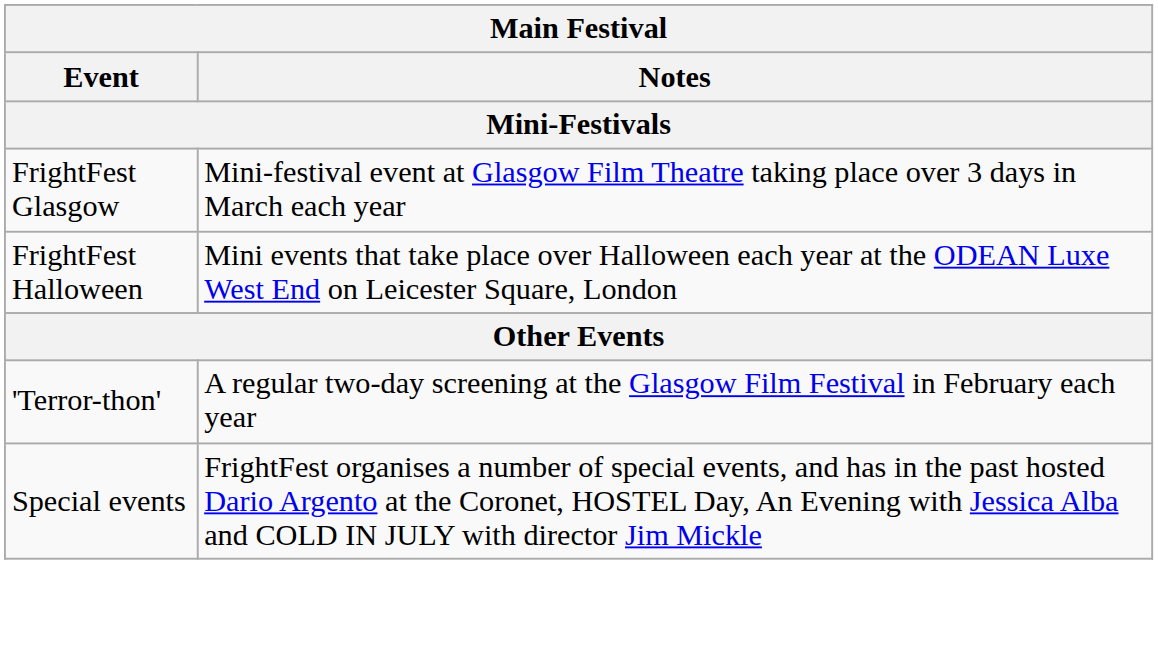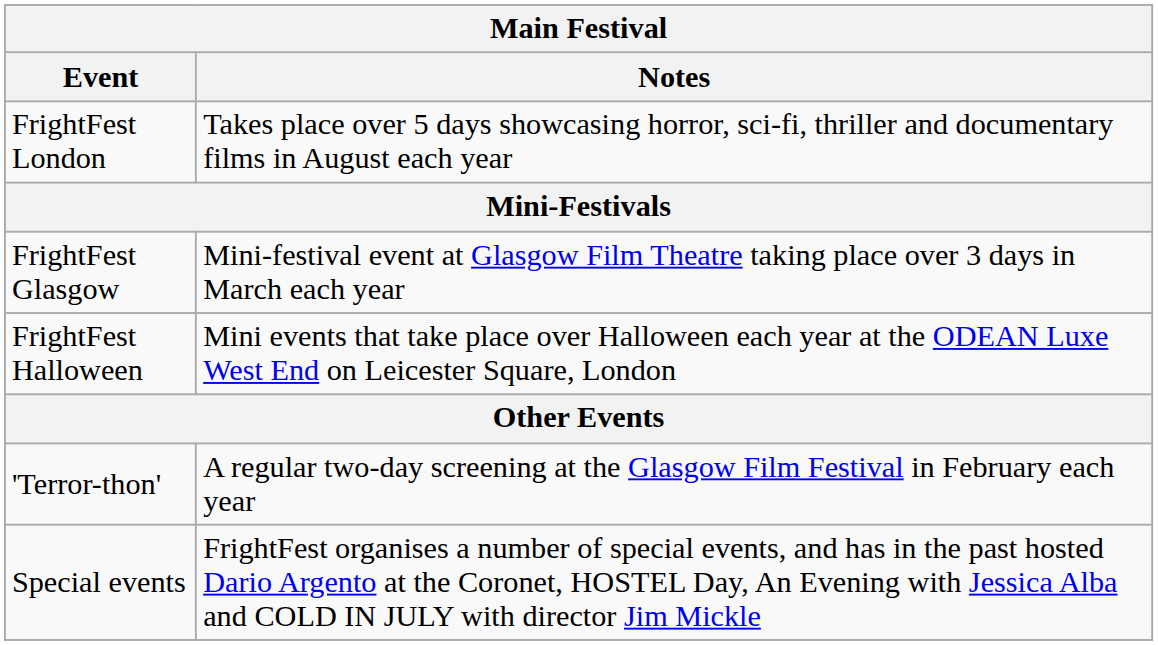+ row: (74, 141)
